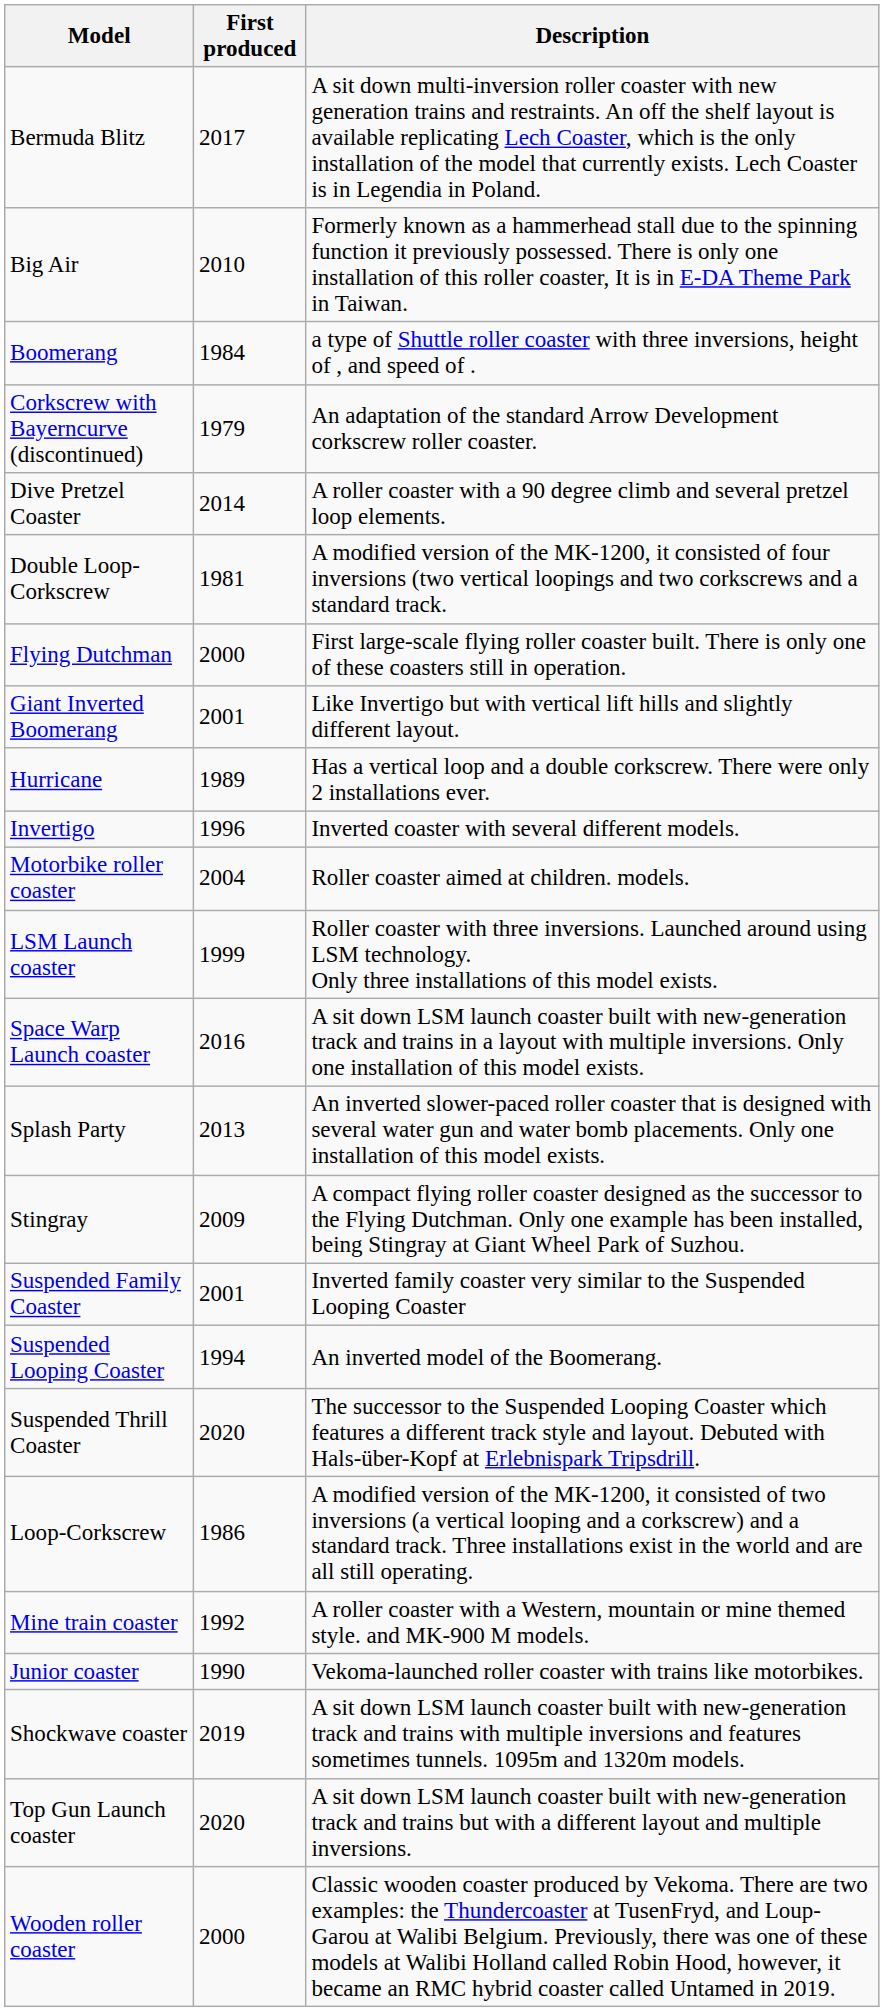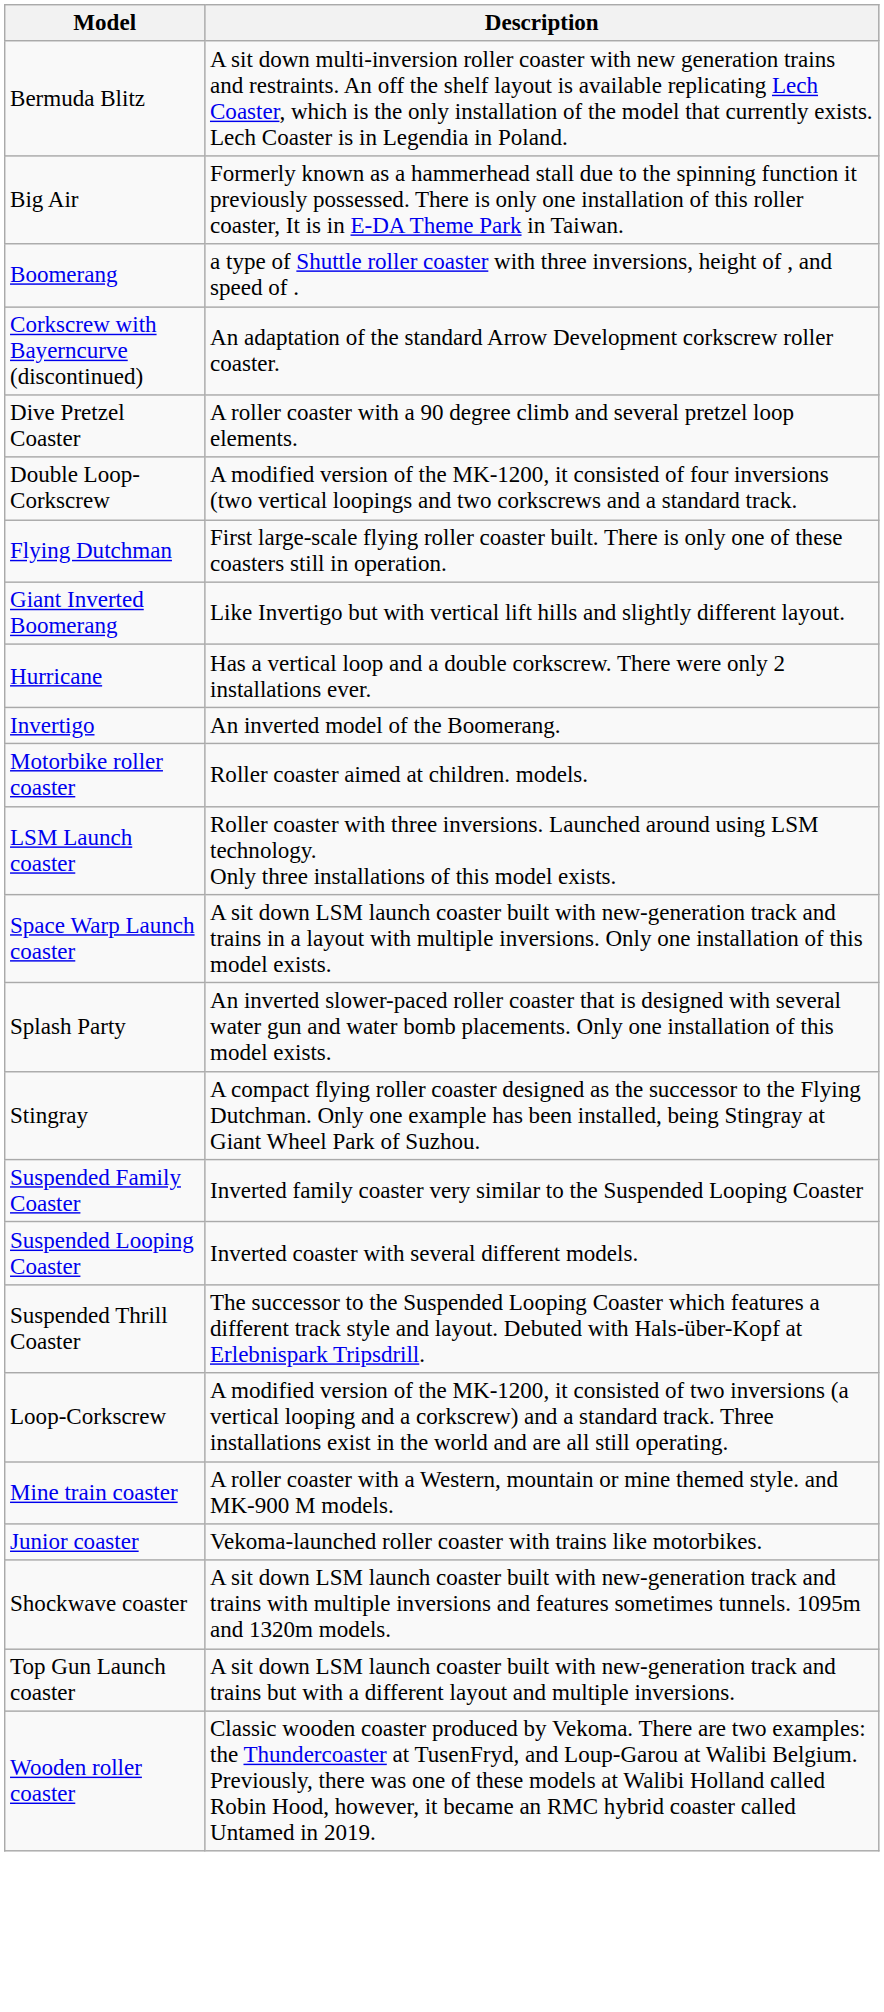- column: (250, 35)
(526, 828) Inverted coaster with several different models. -> (385, 725) An inverted model of the Boomerang.
(487, 1356) An inverted model of the Boomerang. -> (424, 1253) Inverted coaster with several different models.
